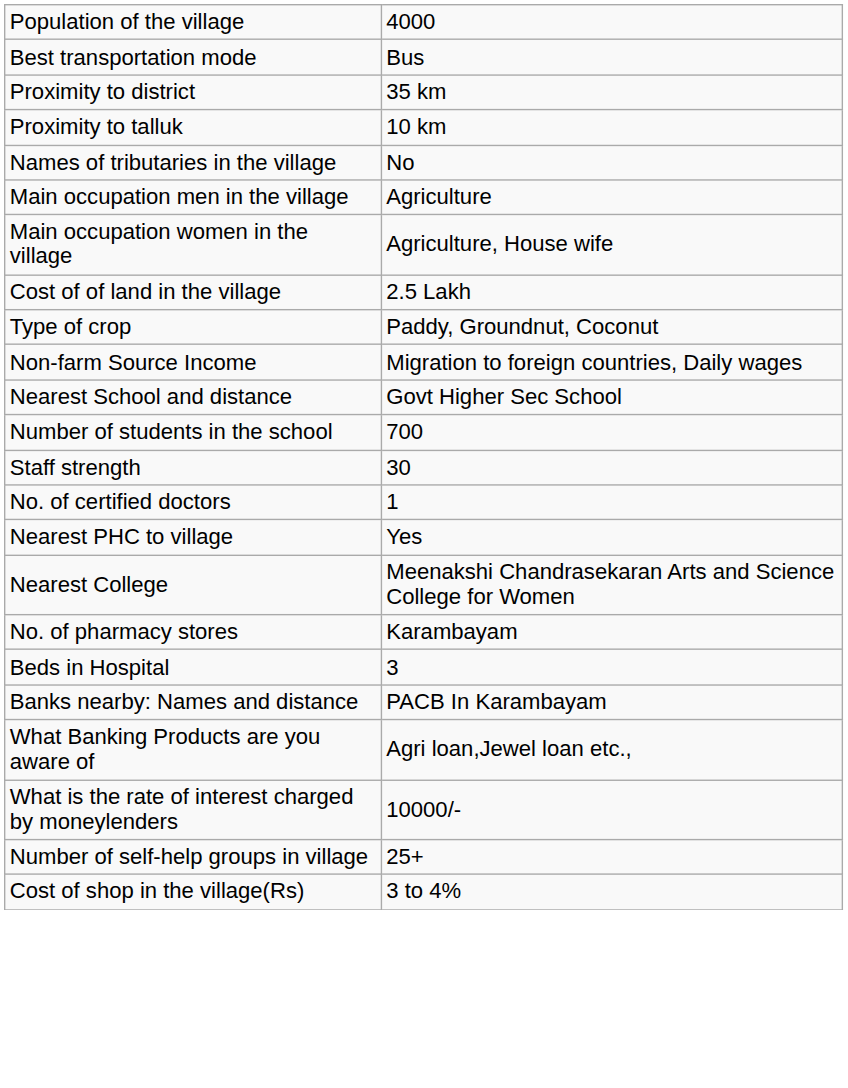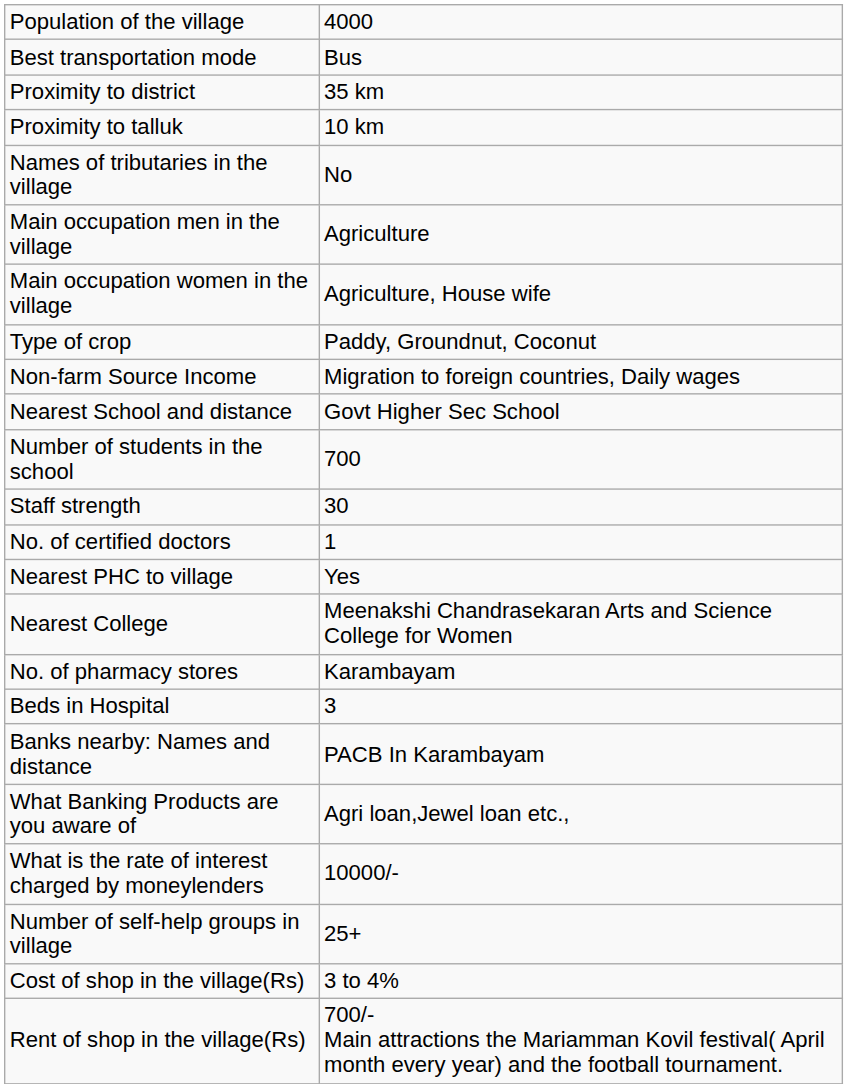- row: (145, 291)
+ row: (158, 1040)
